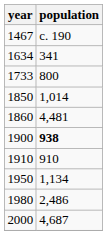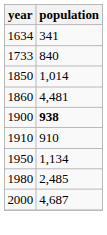- row: (20, 35)
(49, 76) 800 -> (49, 55) 840
(54, 199) 2,486 -> (54, 179) 2,485
